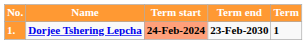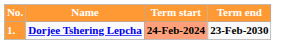- column: (286, 13)
